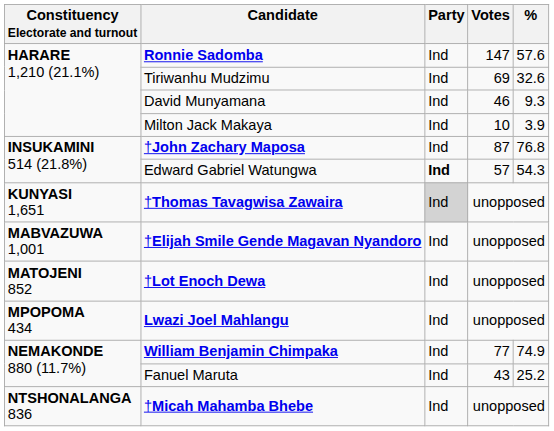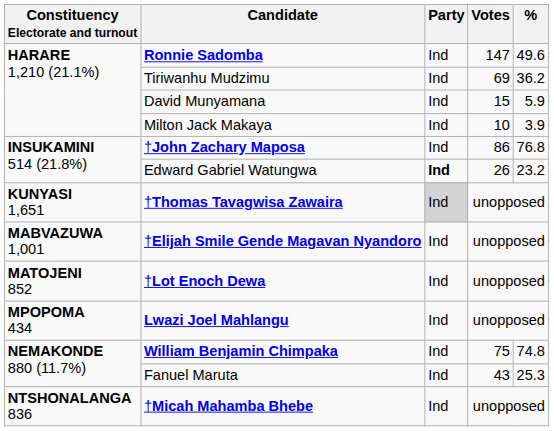(531, 55) 57.6 -> (531, 55) 49.6
(531, 78) 32.6 -> (531, 78) 36.2
(502, 101) 46 -> (502, 101) 15
(535, 101) 9.3 -> (535, 101) 5.9
(502, 147) 87 -> (502, 147) 86
(502, 170) 57 -> (502, 170) 26
(531, 170) 54.3 -> (531, 170) 23.2
(502, 351) 77 -> (502, 351) 75
(531, 351) 74.9 -> (531, 351) 74.8
(531, 375) 25.2 -> (531, 375) 25.3
